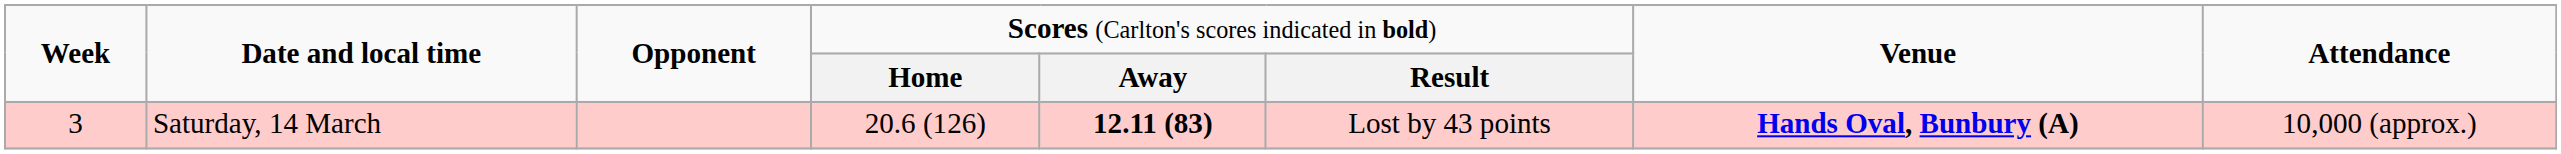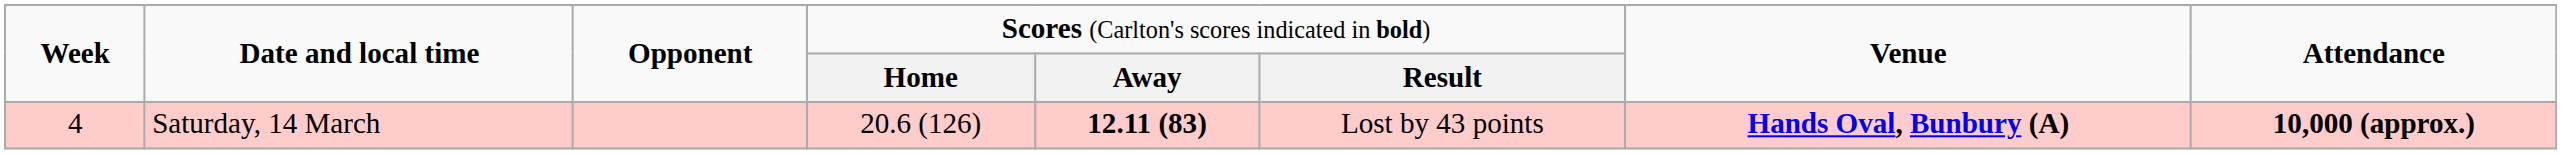(76, 124) 3 -> (75, 124) 4
(2379, 124) normal -> (2374, 124) bold
